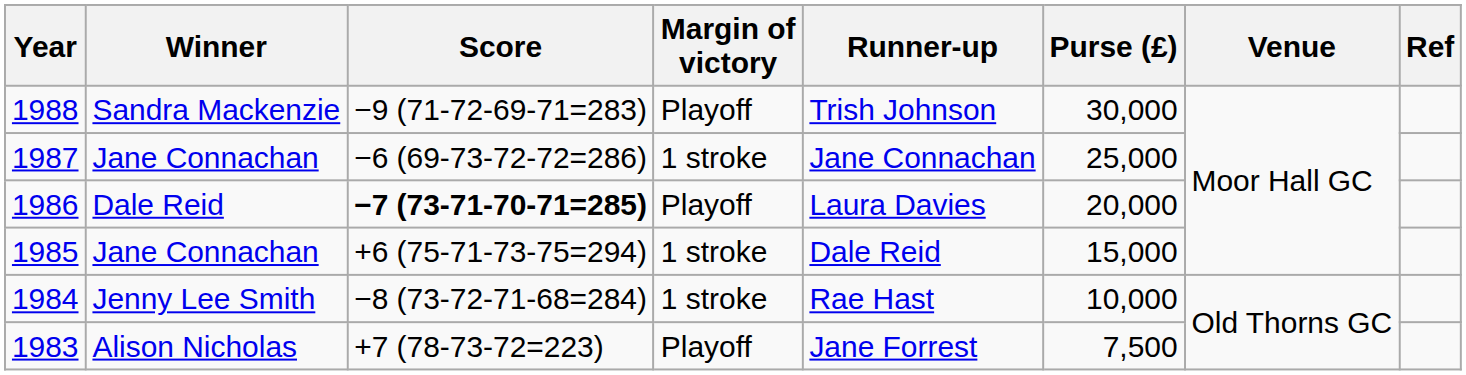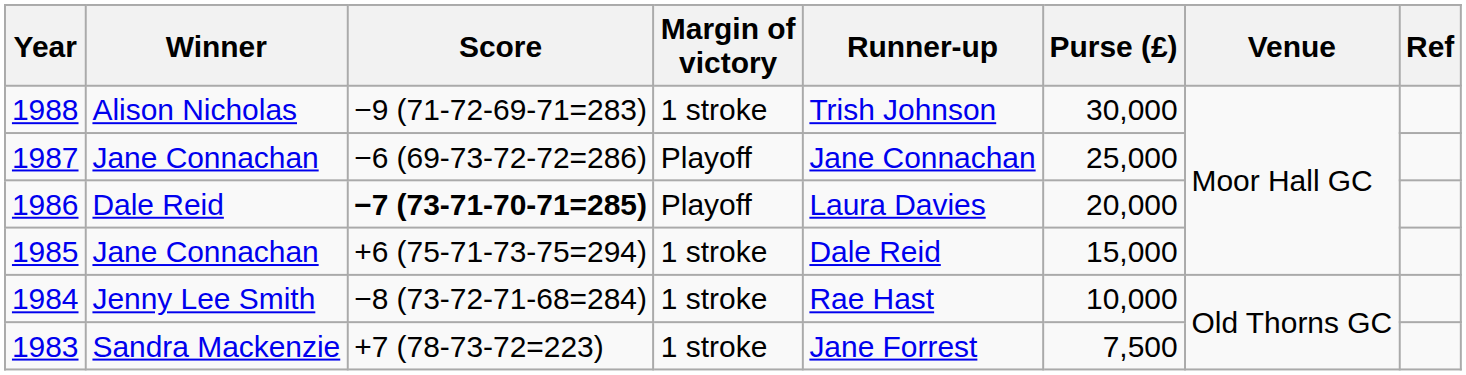(216, 110) Sandra Mackenzie -> (195, 110) Alison Nicholas
(706, 110) Playoff -> (714, 110) 1 stroke
(714, 157) 1 stroke -> (706, 157) Playoff
(195, 347) Alison Nicholas -> (216, 347) Sandra Mackenzie
(706, 347) Playoff -> (714, 347) 1 stroke
